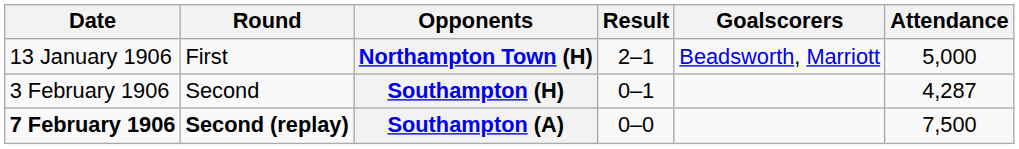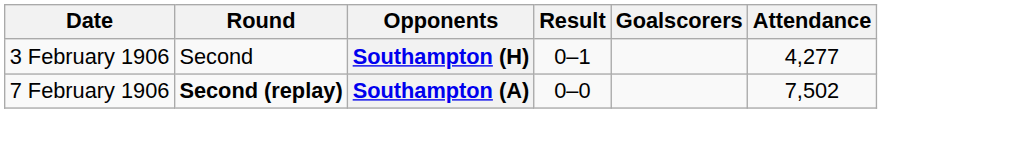- row: (476, 56)
(949, 90) 4,287 -> (812, 56) 4,277
(93, 125) bold -> (90, 90) normal
(949, 125) 7,500 -> (812, 90) 7,502
